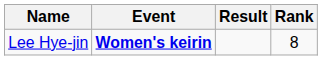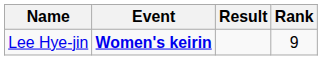(294, 42) 8 -> (294, 42) 9
